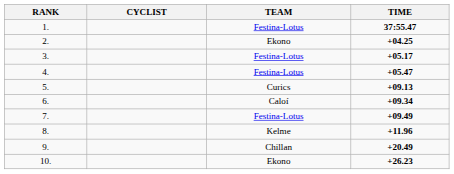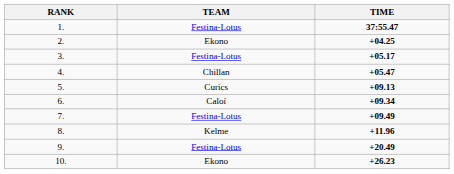- column: (147, 12)
(279, 72) Festina-Lotus -> (216, 72) Chillan
(279, 147) Chillan -> (216, 147) Festina-Lotus
